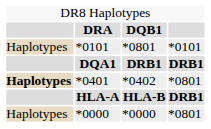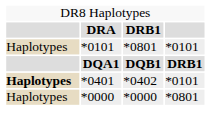(144, 30) DQB1 -> (143, 30) DRB1
(144, 63) DRB1 -> (143, 63) DQB1
(185, 80) *0801 -> (182, 80) *0101
- row: (98, 97)
